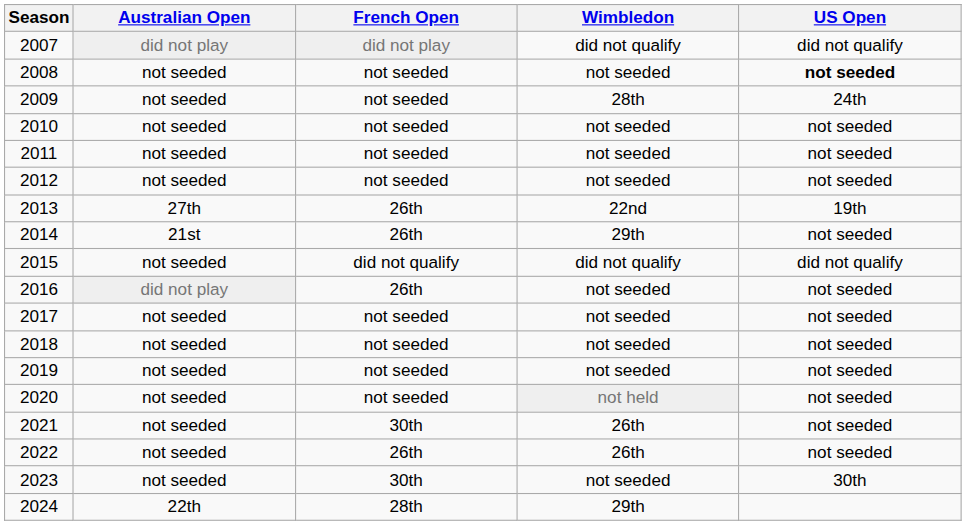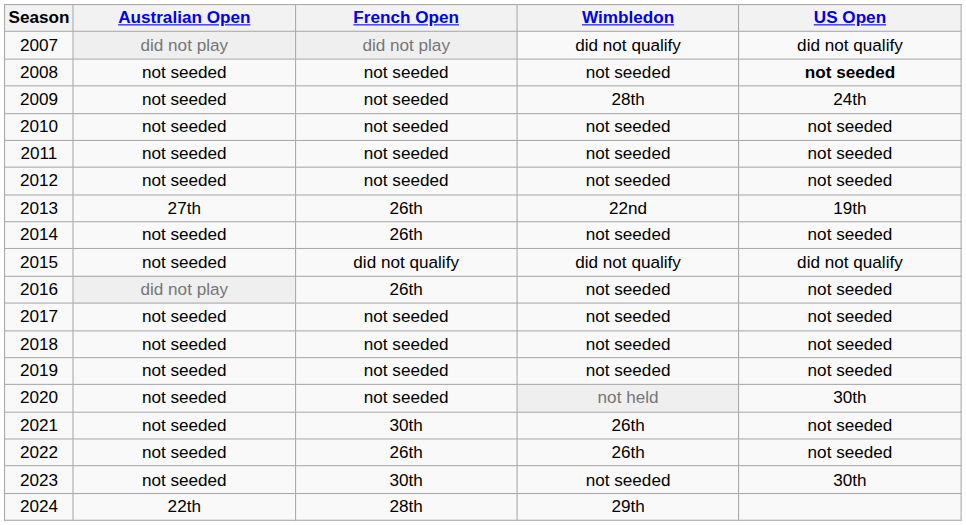(184, 235) 21st -> (184, 235) not seeded
(628, 235) 29th -> (628, 235) not seeded
(850, 398) not seeded -> (850, 398) 30th
